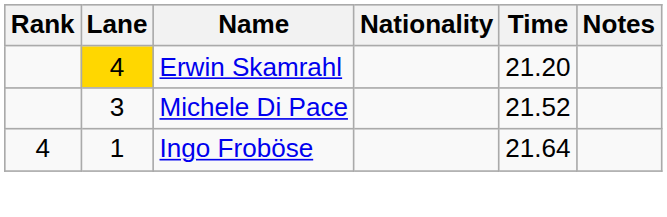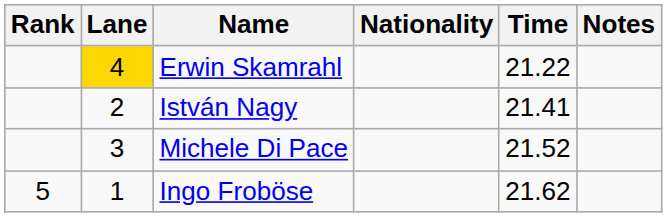(538, 66) 21.20 -> (538, 66) 21.22
+ row: (228, 107)
(43, 149) 4 -> (43, 190) 5
(538, 149) 21.64 -> (538, 190) 21.62
